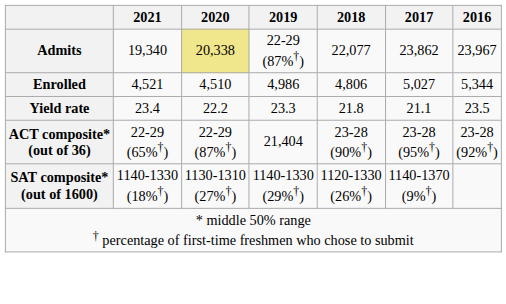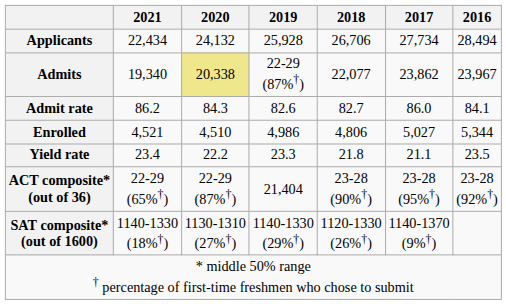+ row: (59, 40)
+ row: (59, 108)
